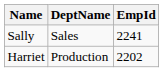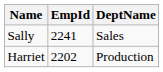columns swapped: (136, 14) <-> (81, 14)
